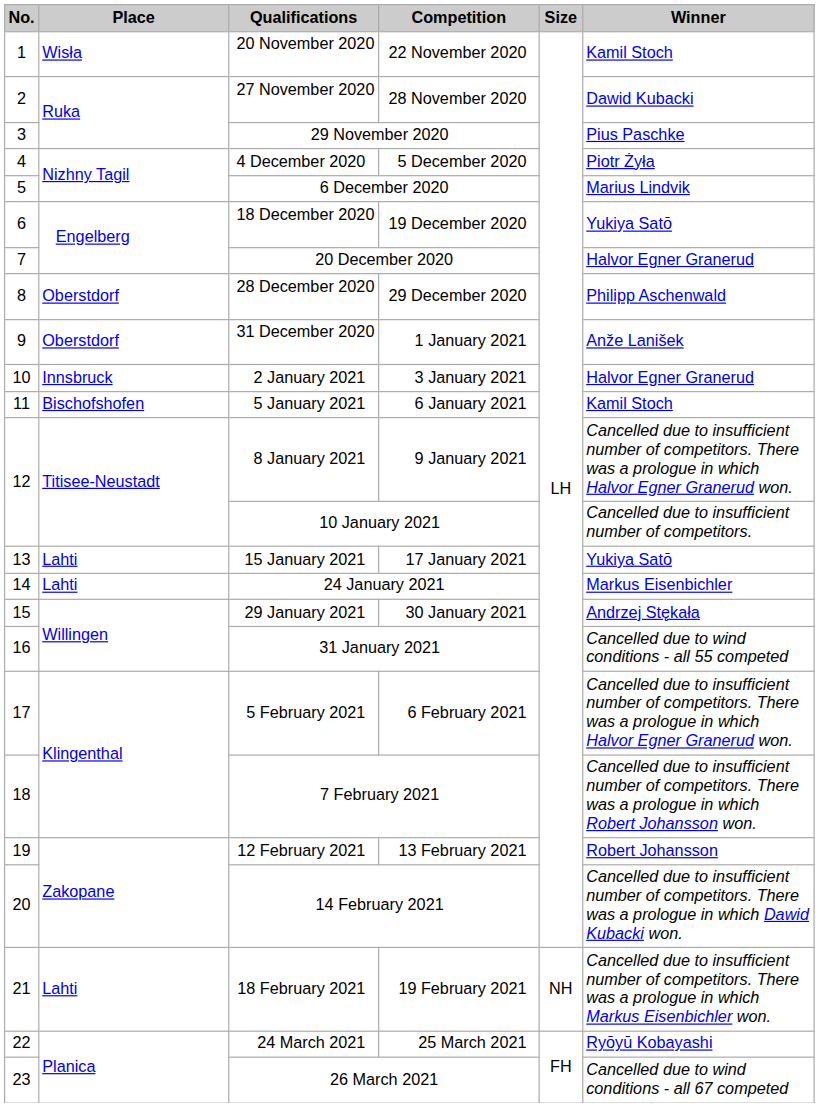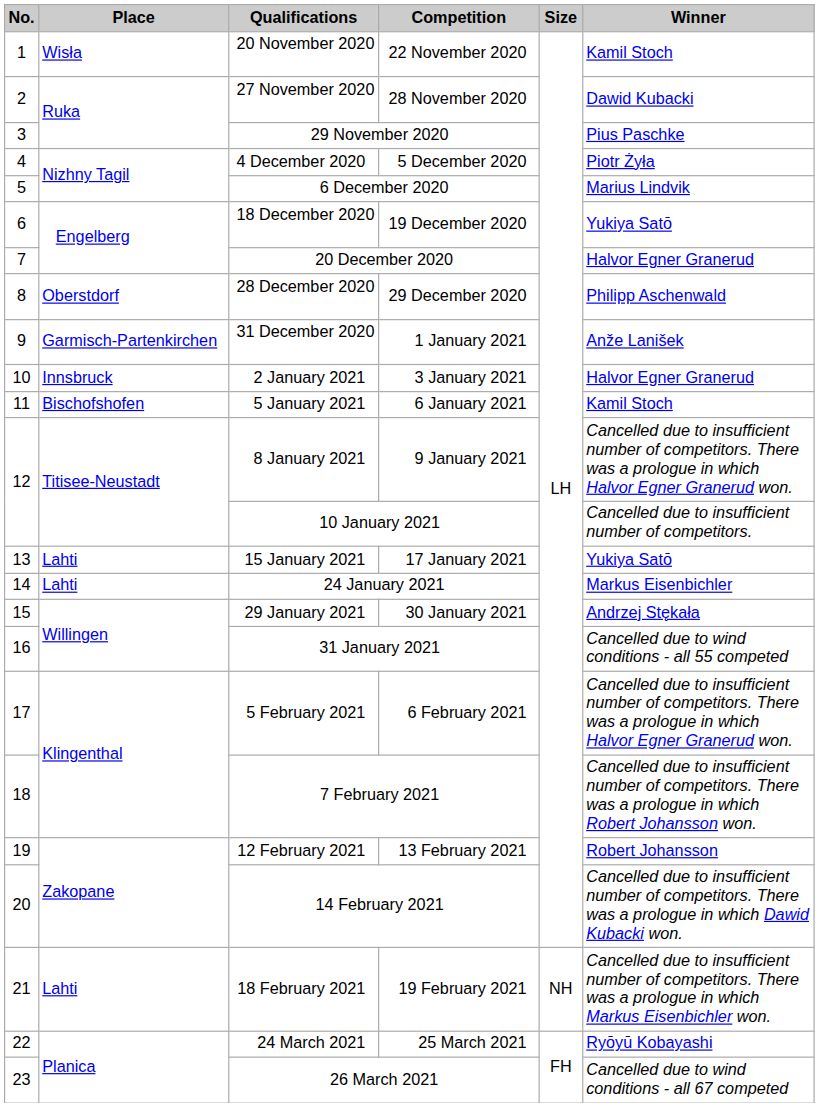(81, 341) Oberstdorf -> (130, 341) Garmisch-Partenkirchen
